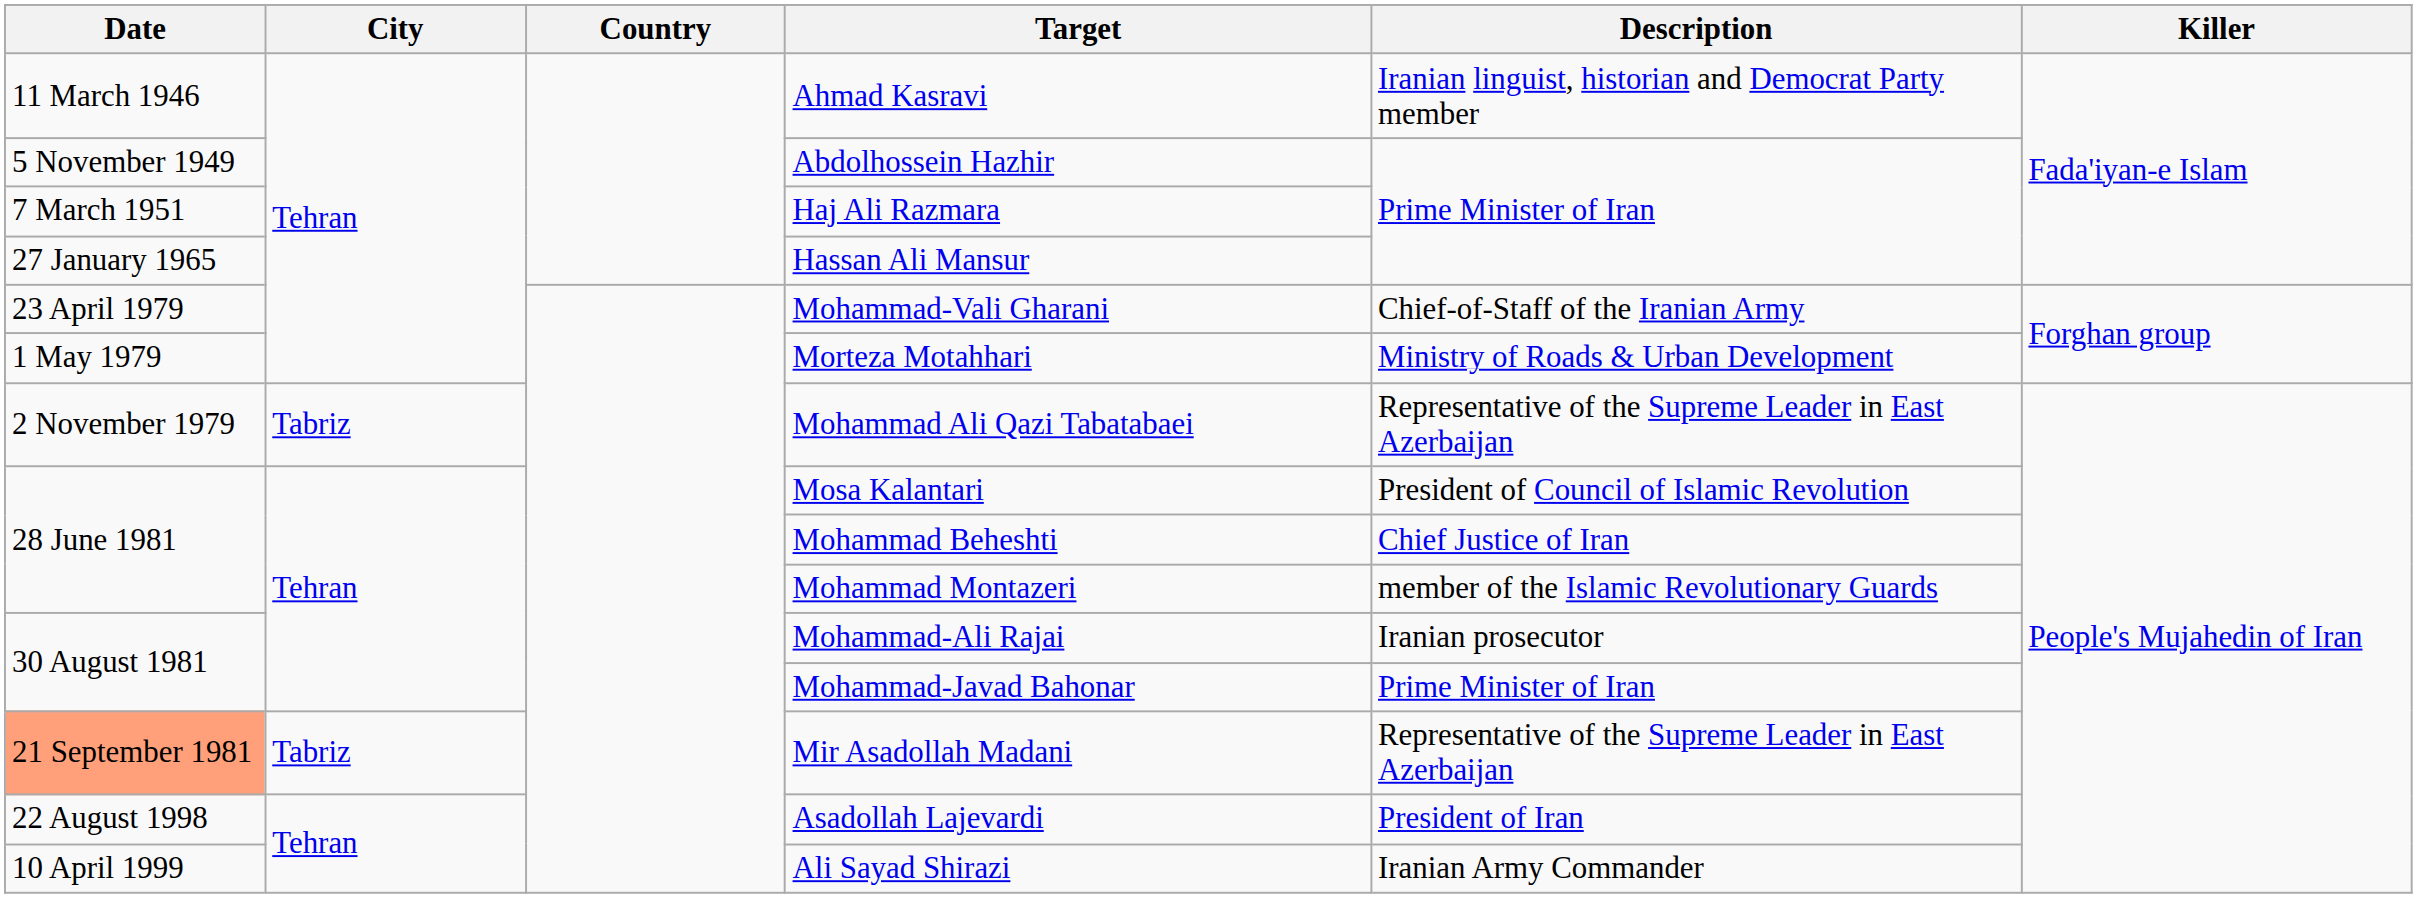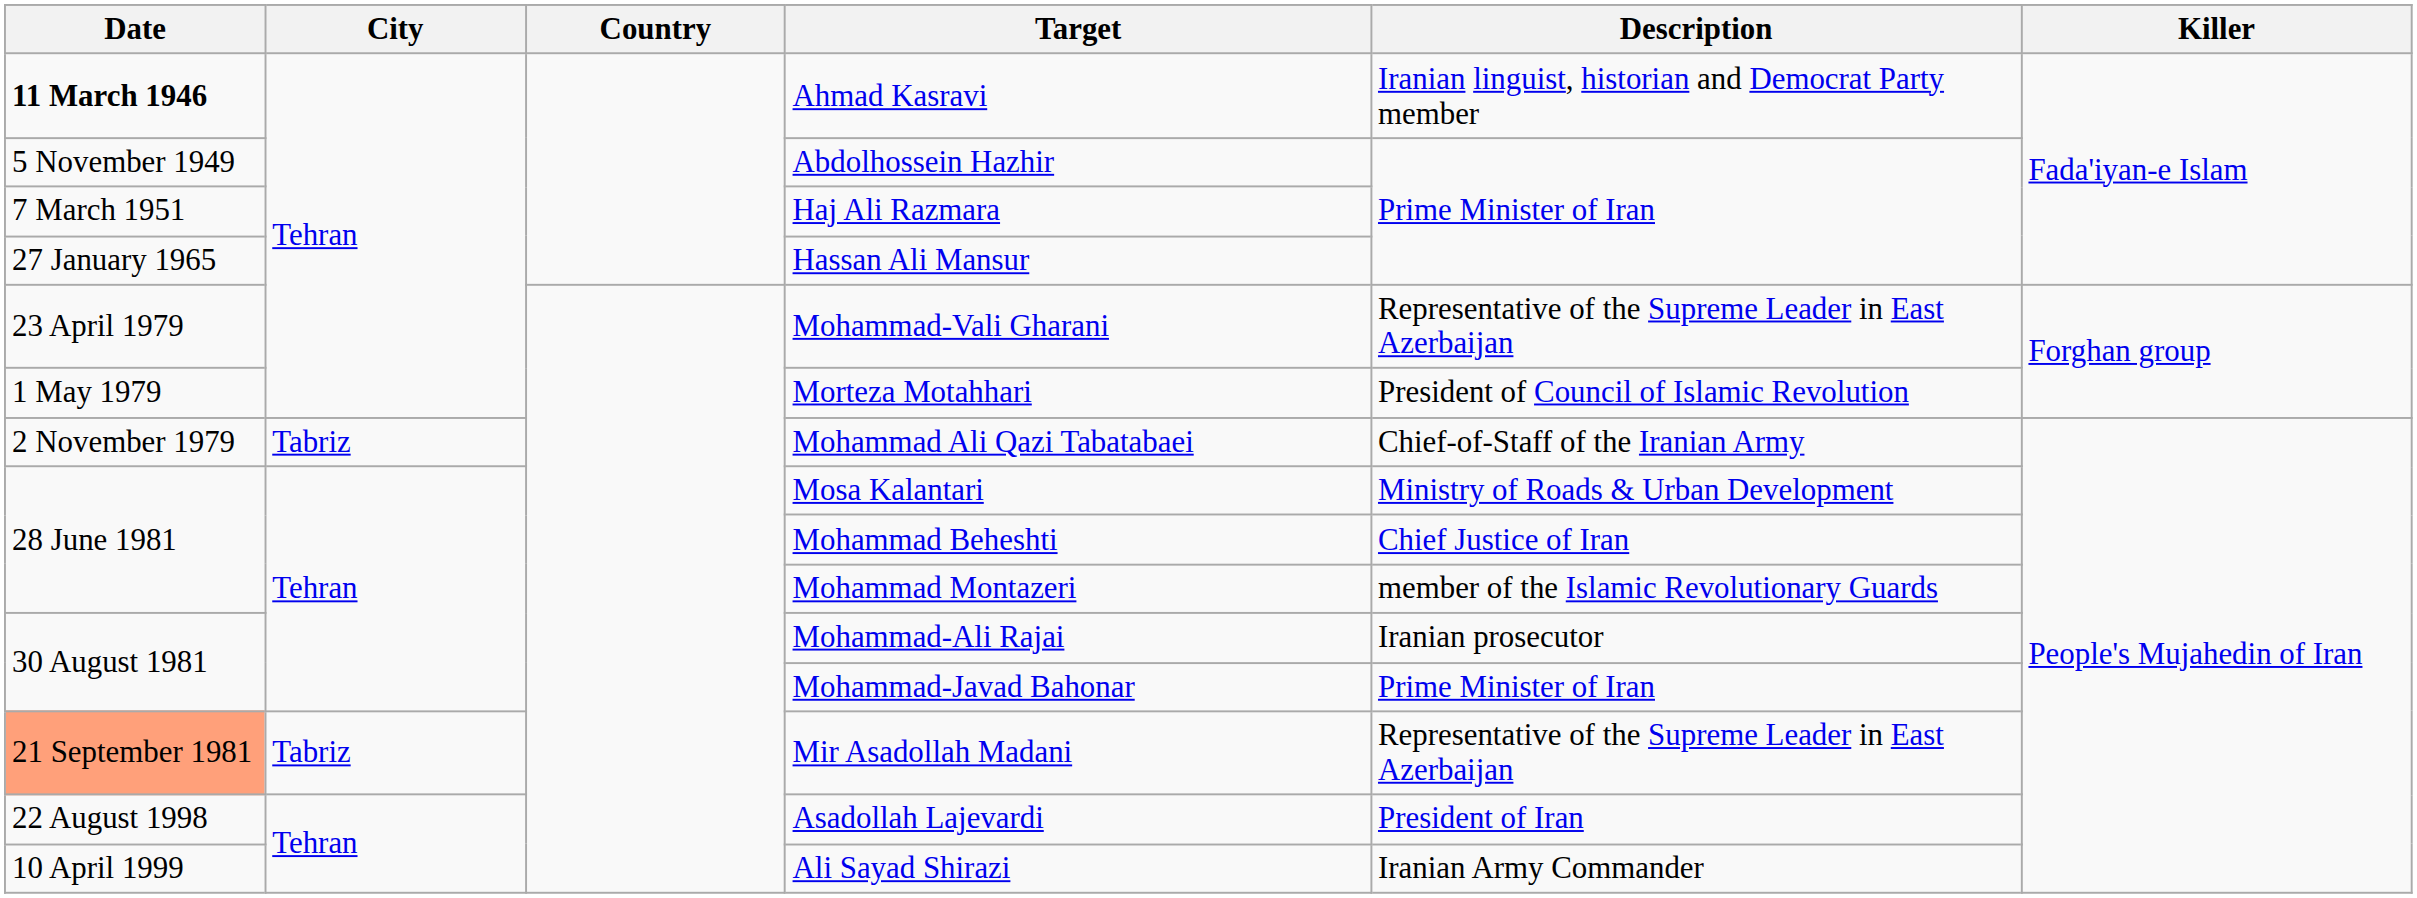(106, 95) normal -> (110, 95) bold
(1591, 308) Chief-of-Staff of the Iranian Army -> (1661, 325) Representative of the Supreme Leader in East Azerbaijan
(1636, 357) Ministry of Roads & Urban Development -> (1643, 392) President of Council of Islamic Revolution
(1661, 423) Representative of the Supreme Leader in East Azerbaijan -> (1591, 441) Chief-of-Staff of the Iranian Army
(1643, 490) President of Council of Islamic Revolution -> (1636, 490) Ministry of Roads & Urban Development
